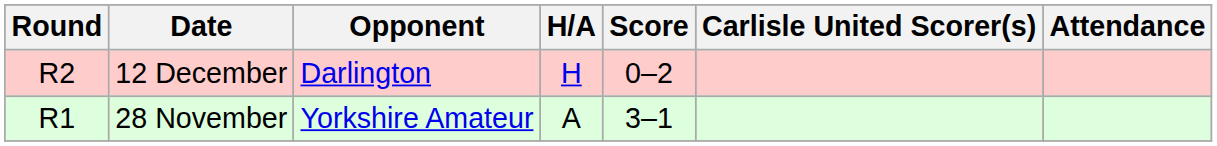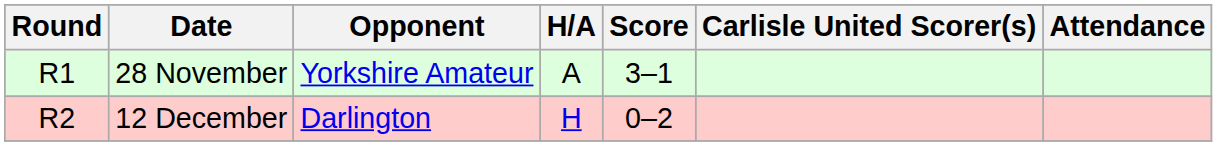rows swapped: (201, 118) <-> (201, 72)
